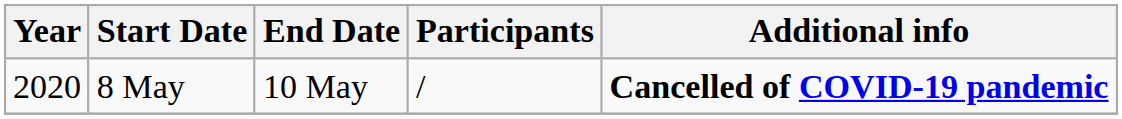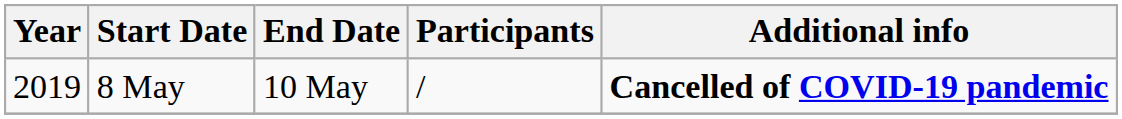(47, 85) 2020 -> (47, 85) 2019
